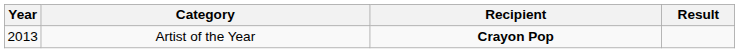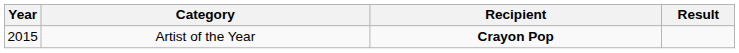(23, 36) 2013 -> (23, 36) 2015
